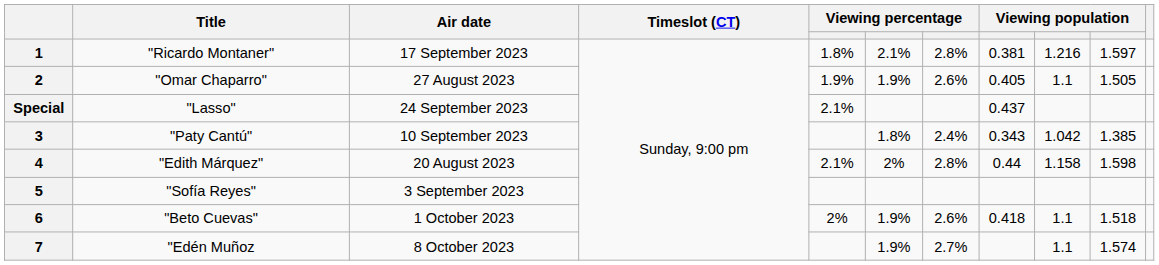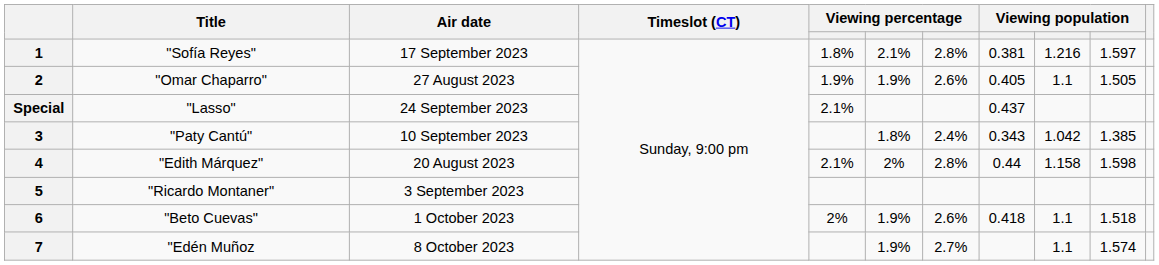(211, 53) "Ricardo Montaner" -> (211, 53) "Sofía Reyes"
(211, 191) "Sofía Reyes" -> (211, 191) "Ricardo Montaner"
